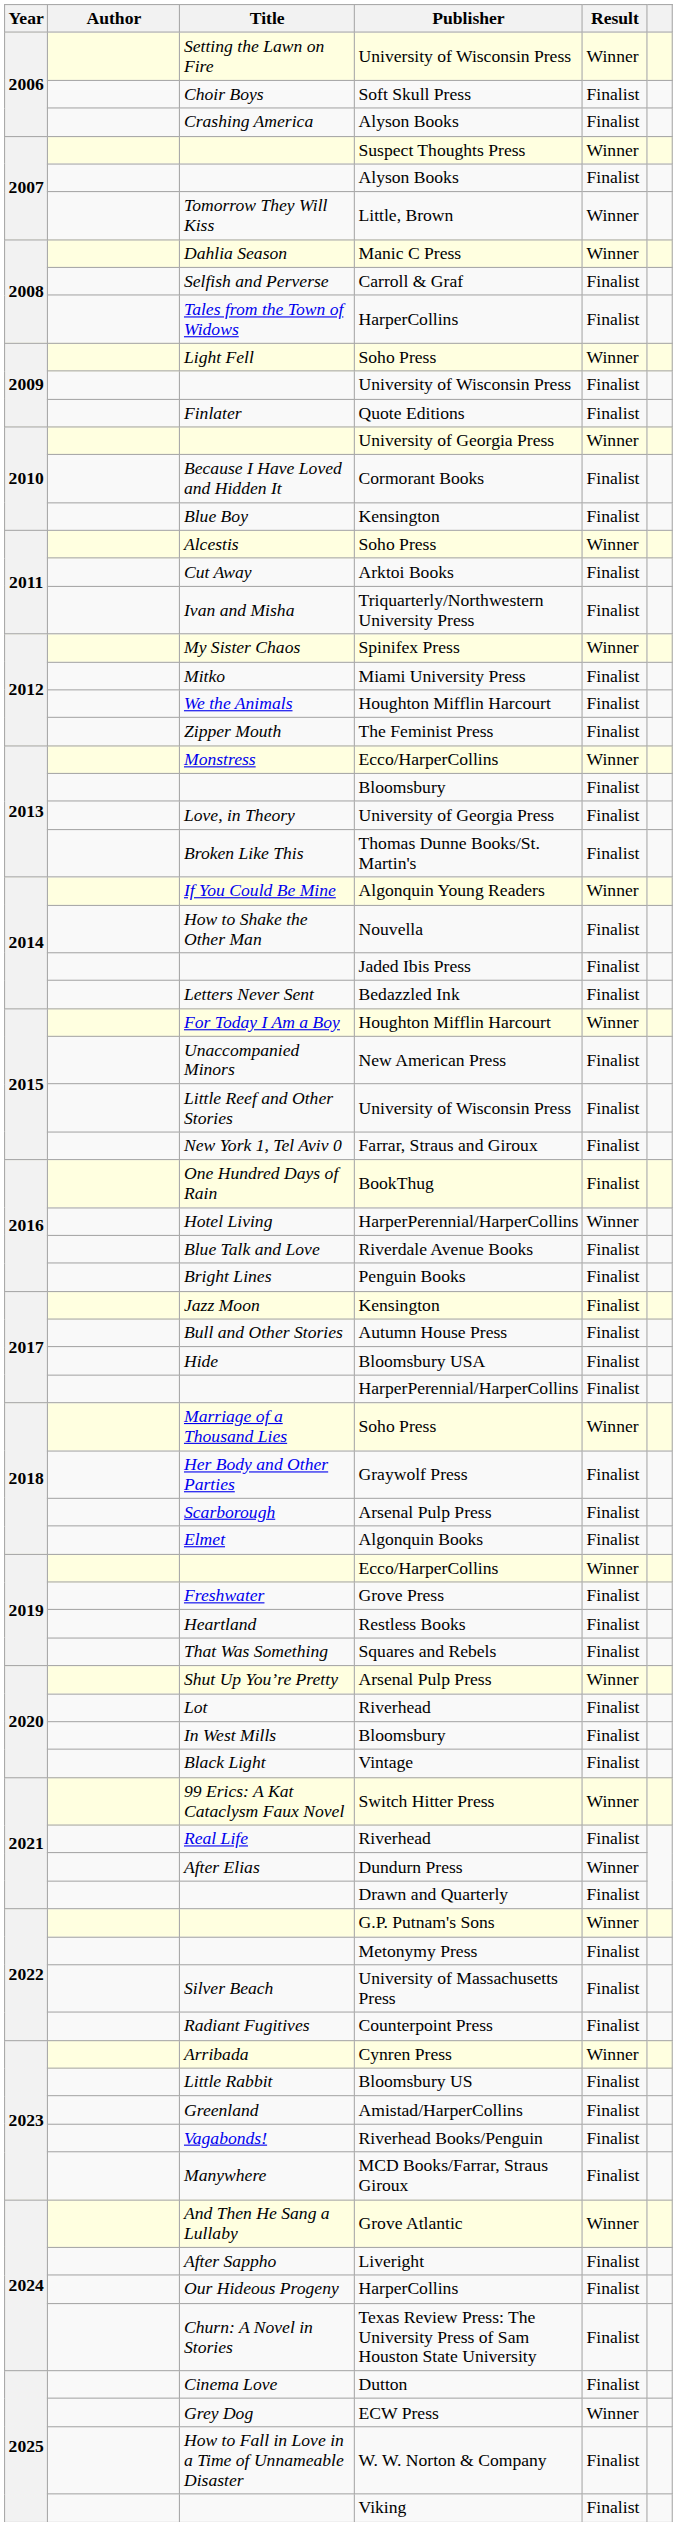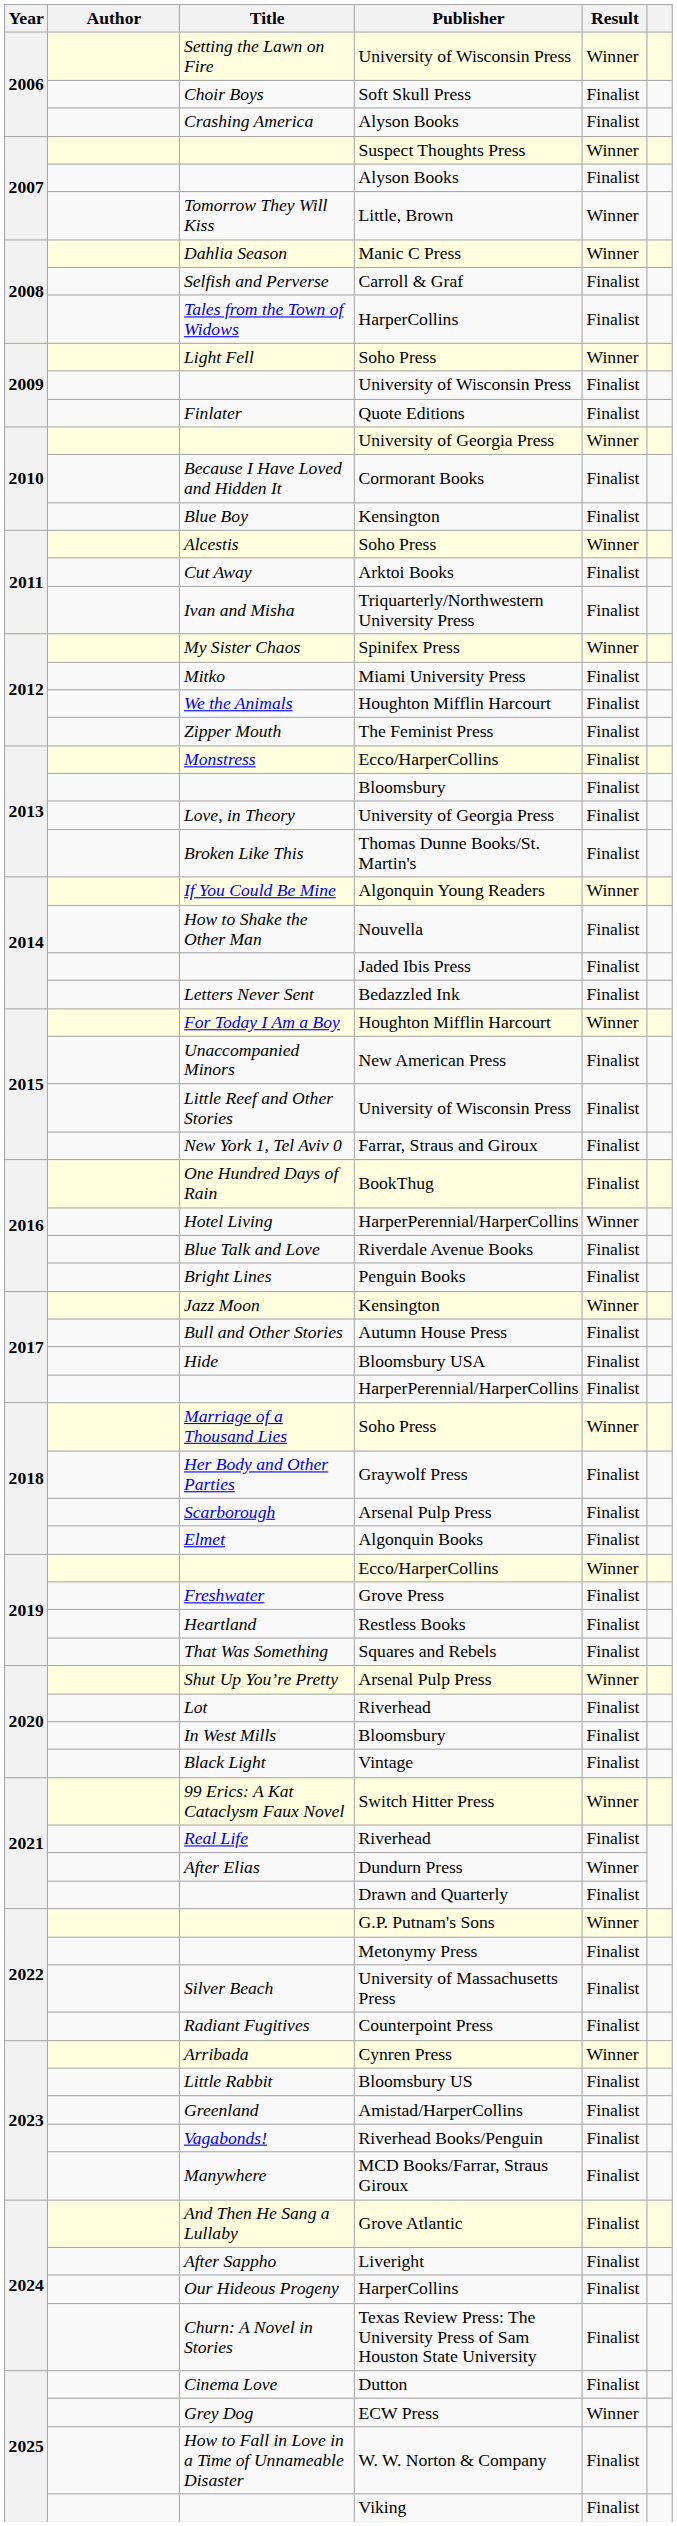(613, 759) Winner -> (613, 759) Finalist
(613, 1305) Finalist -> (613, 1305) Winner
(613, 2223) Winner -> (613, 2223) Finalist
